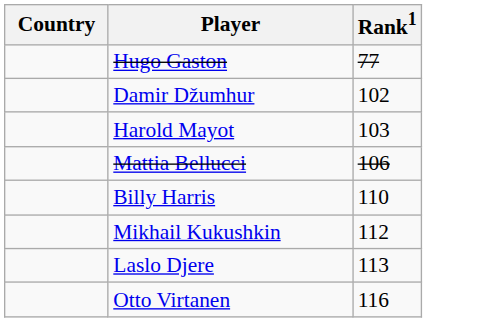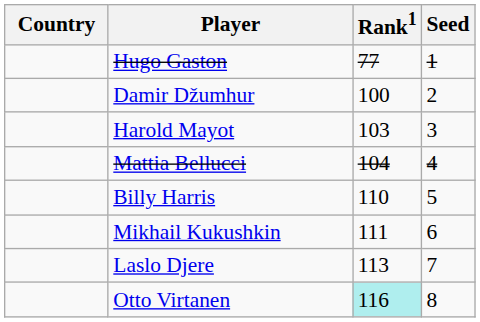+ column: (448, 24)
(374, 95) 102 -> (374, 95) 100
(374, 163) 106 -> (374, 163) 104
(373, 231) 112 -> (373, 231) 111
(373, 299) no background -> (373, 299) paleturquoise background
